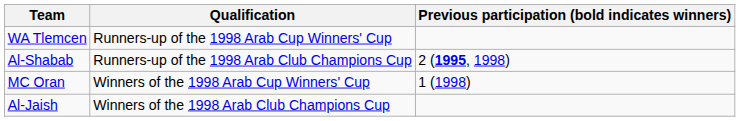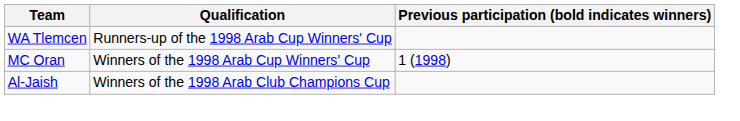- row: (41, 60)
